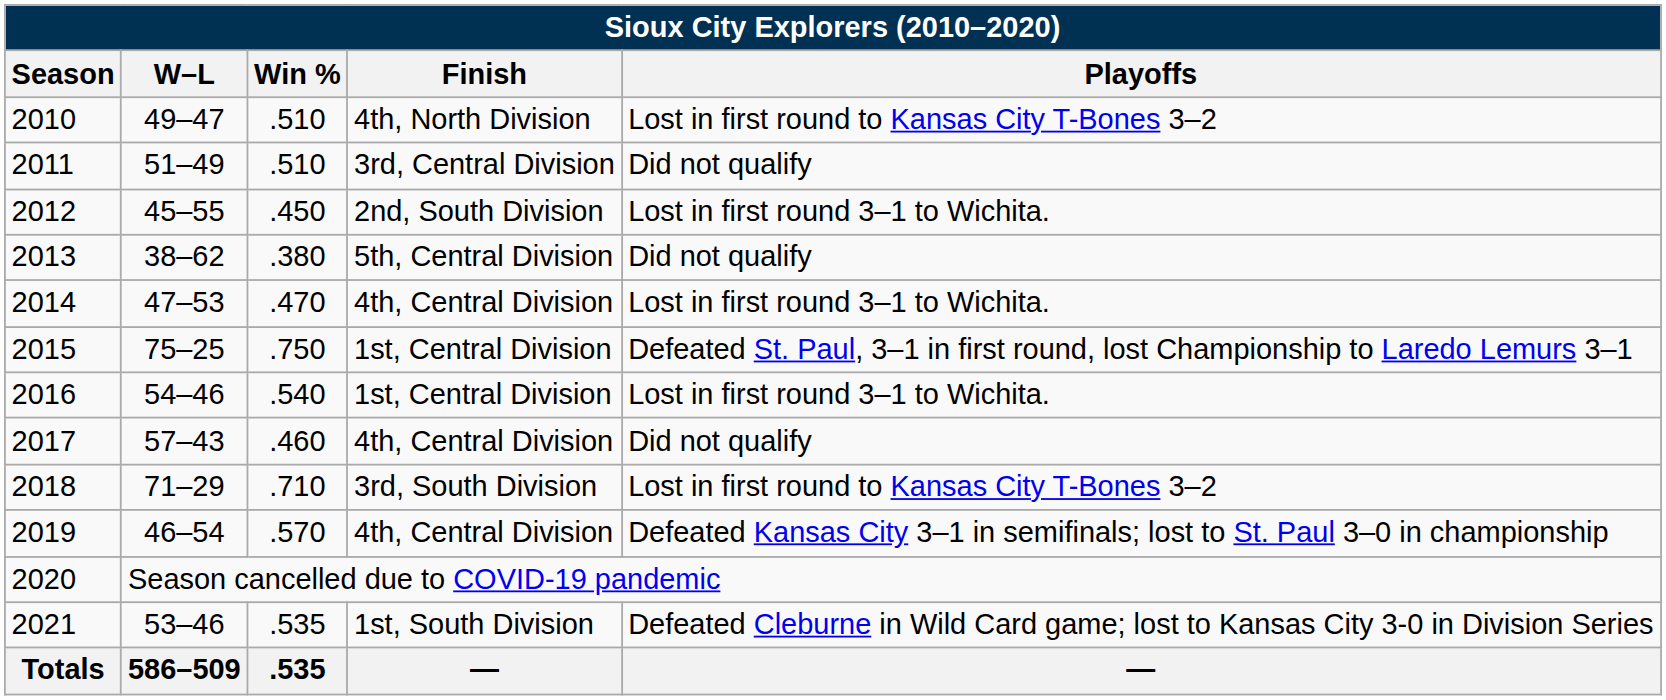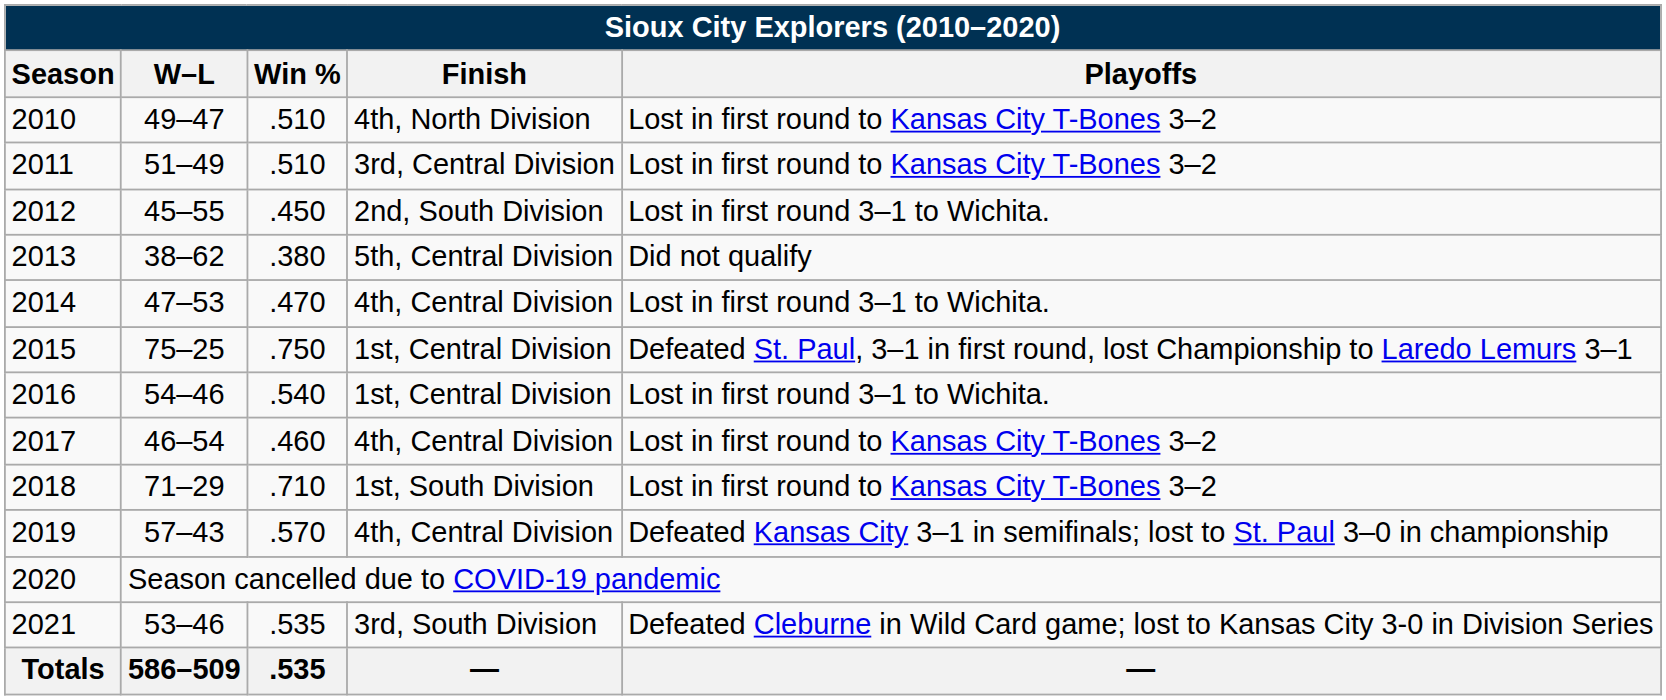(720, 165) Did not qualify -> (922, 165) Lost in first round to Kansas City T-Bones 3–2
(184, 440) 57–43 -> (184, 440) 46–54
(720, 440) Did not qualify -> (922, 440) Lost in first round to Kansas City T-Bones 3–2
(476, 486) 3rd, South Division -> (474, 486) 1st, South Division
(184, 532) 46–54 -> (184, 532) 57–43
(474, 624) 1st, South Division -> (476, 624) 3rd, South Division
